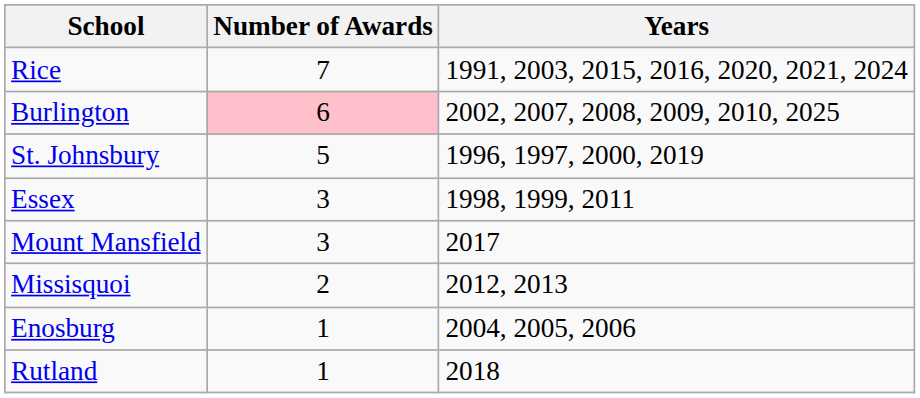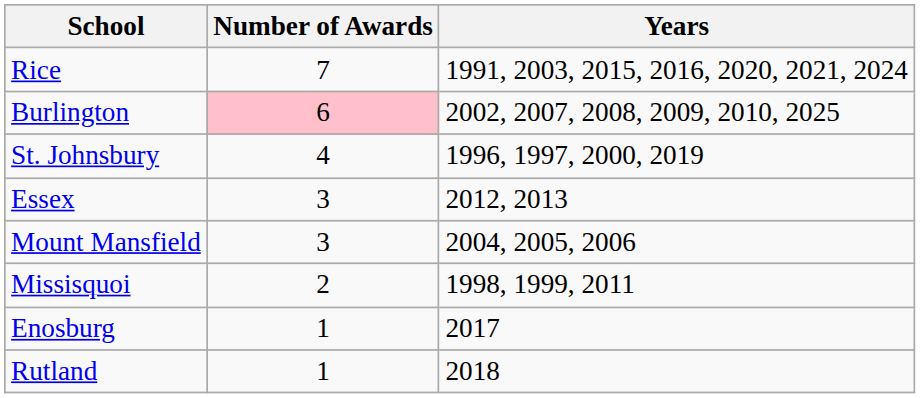(323, 155) 5 -> (323, 155) 4
(540, 198) 1998, 1999, 2011 -> (507, 198) 2012, 2013
(473, 241) 2017 -> (541, 241) 2004, 2005, 2006
(507, 284) 2012, 2013 -> (540, 284) 1998, 1999, 2011
(541, 328) 2004, 2005, 2006 -> (473, 328) 2017
